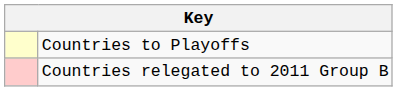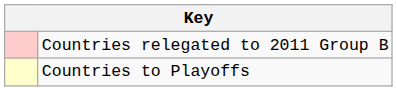rows swapped: (146, 45) <-> (215, 72)
